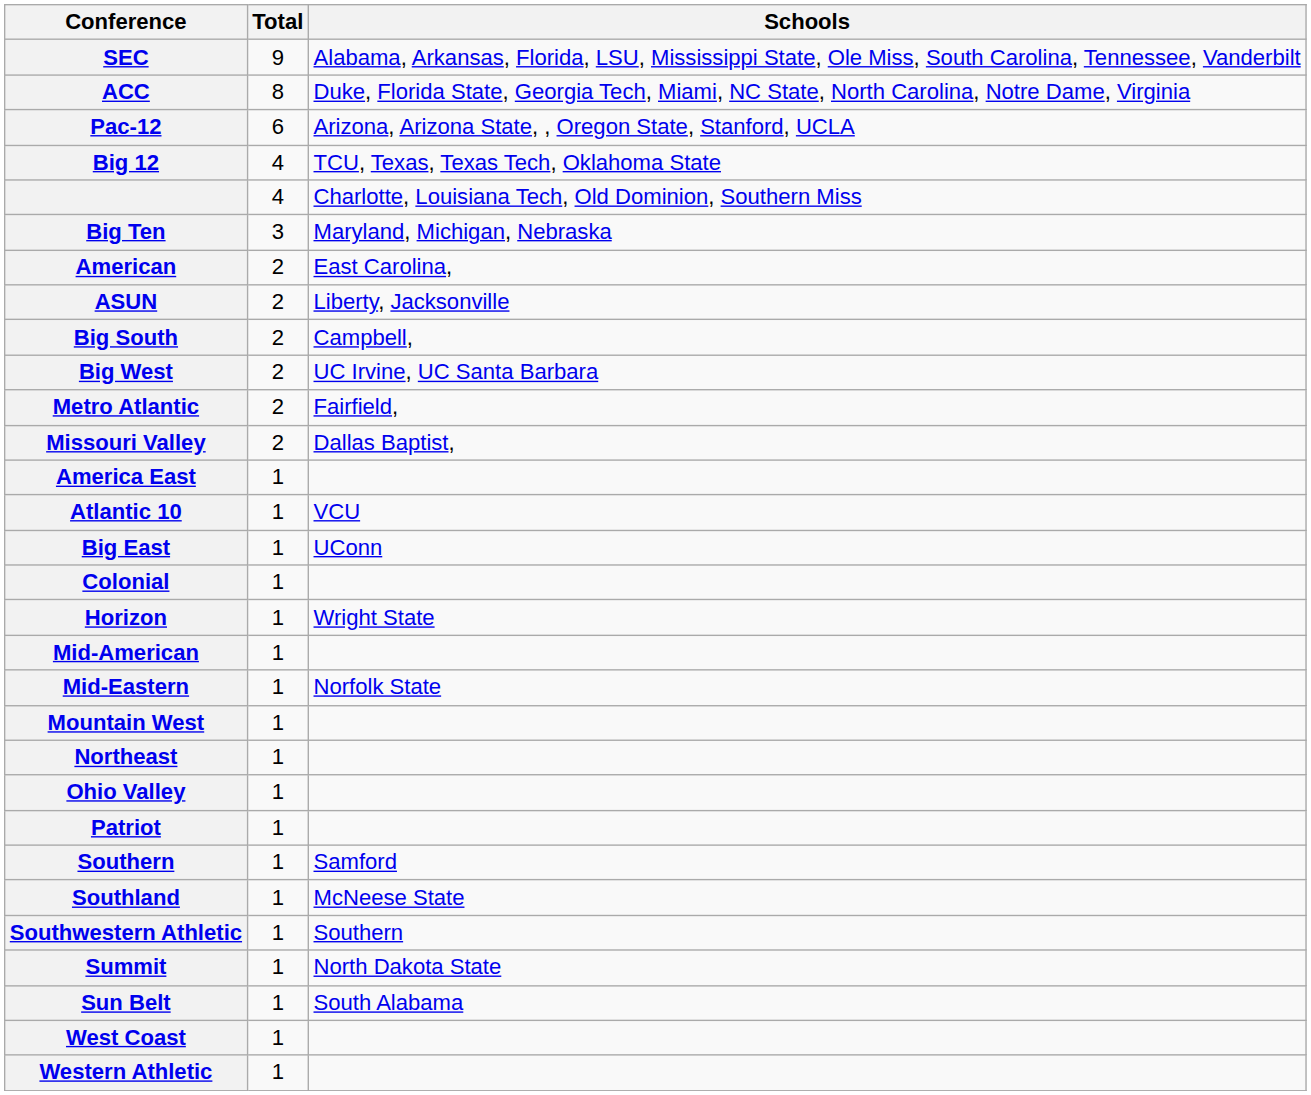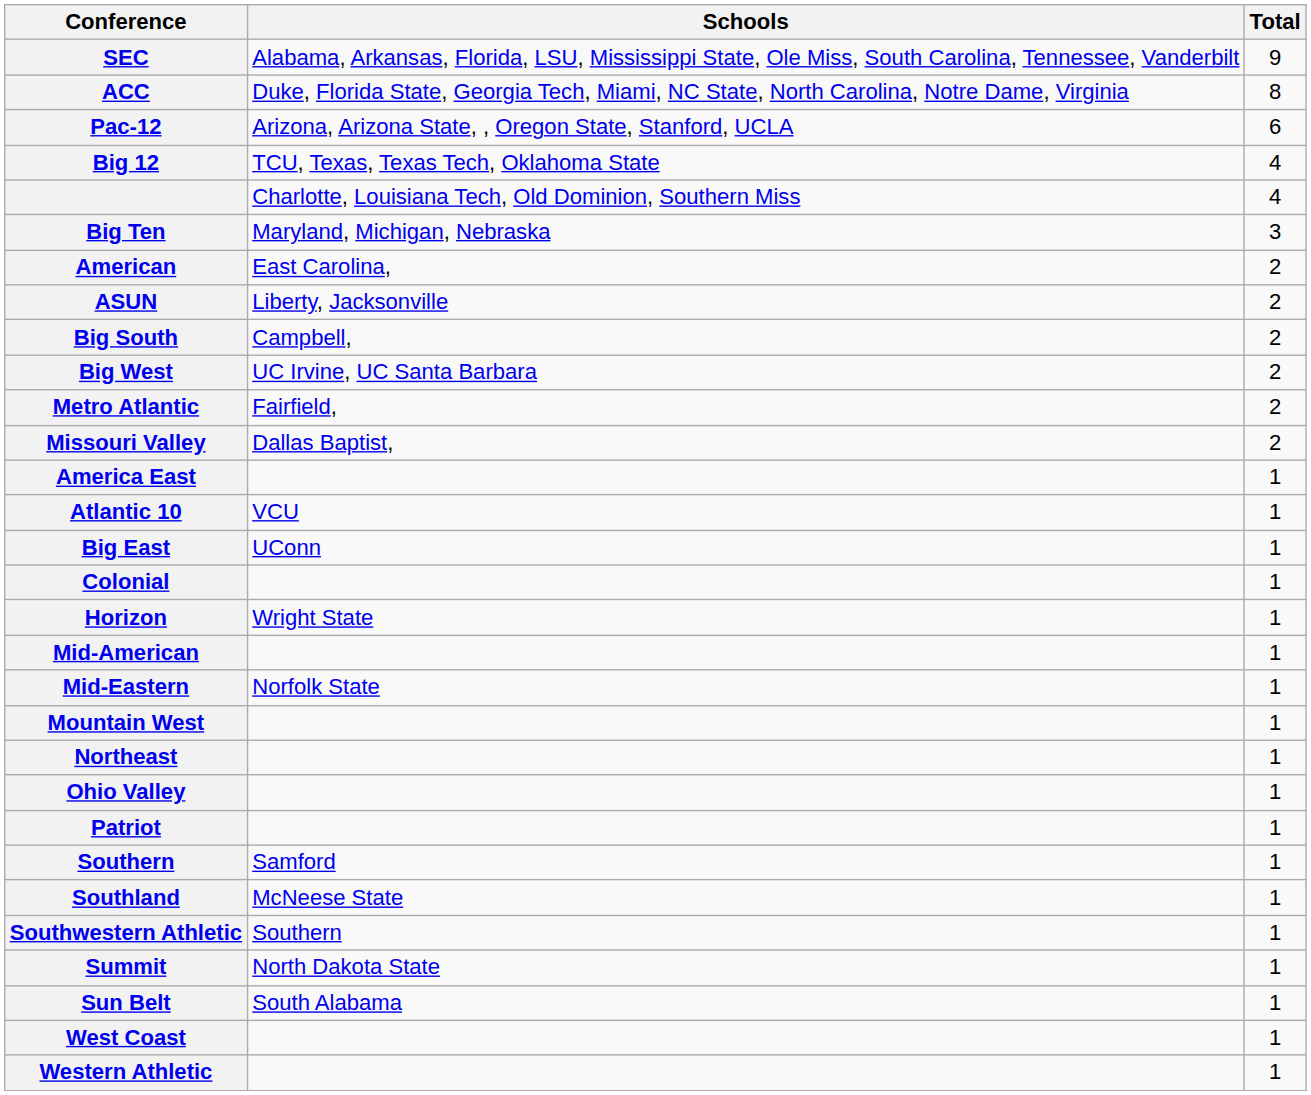columns swapped: (278, 22) <-> (807, 22)
